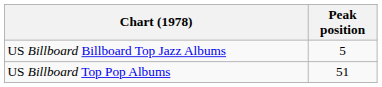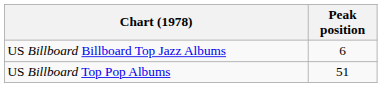(343, 51) 5 -> (343, 51) 6
